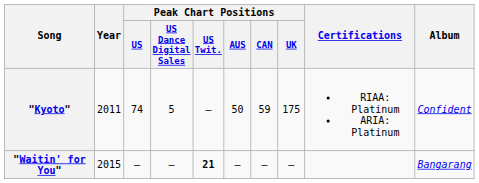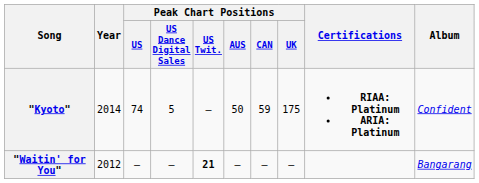(109, 109) 2011 -> (109, 109) 2014
(360, 115) normal -> (360, 115) bold
(109, 165) 2015 -> (109, 165) 2012
